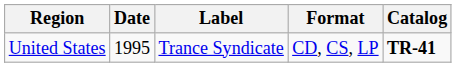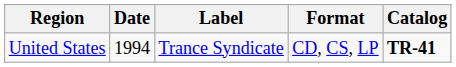(132, 47) 1995 -> (132, 47) 1994
